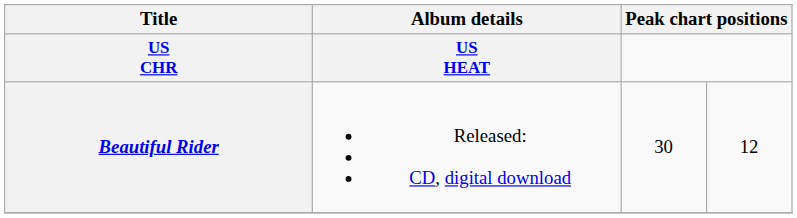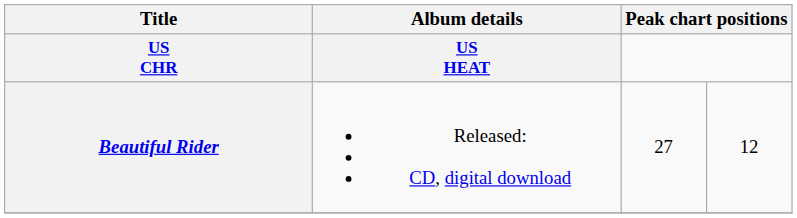(664, 147) 30 -> (664, 147) 27
